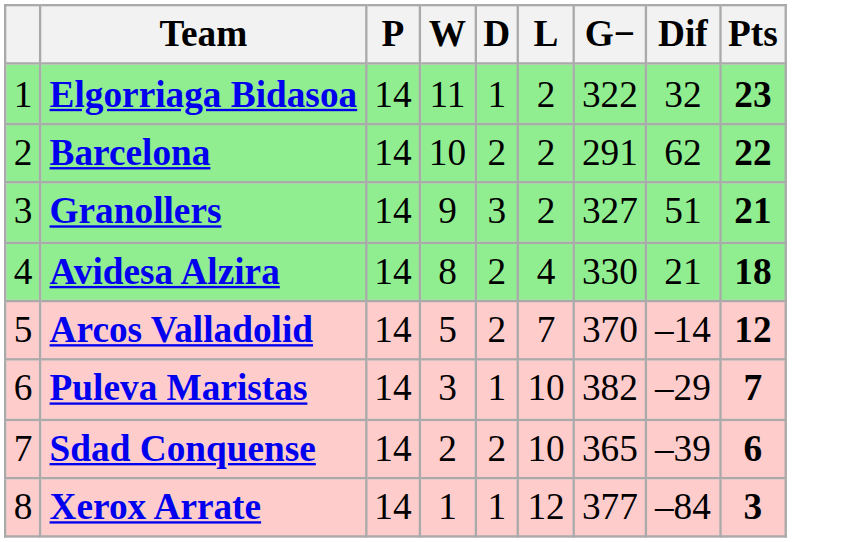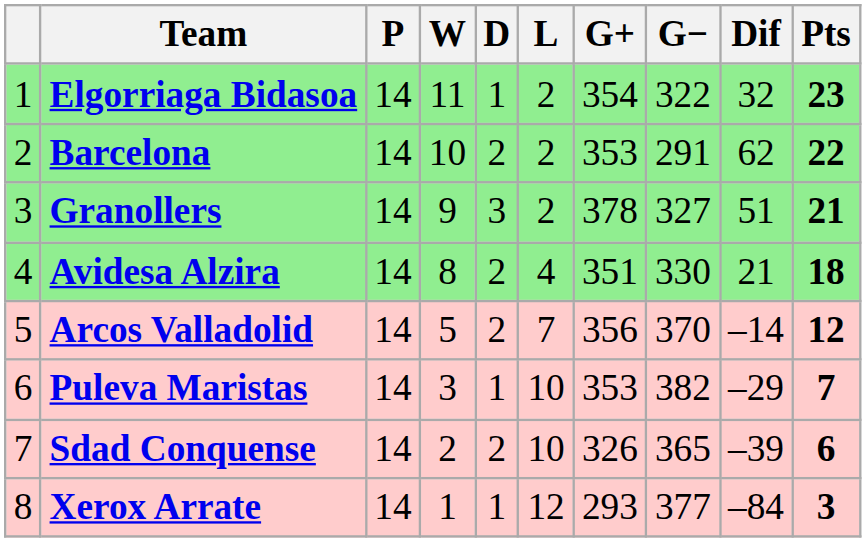+ column: (610, 34)
